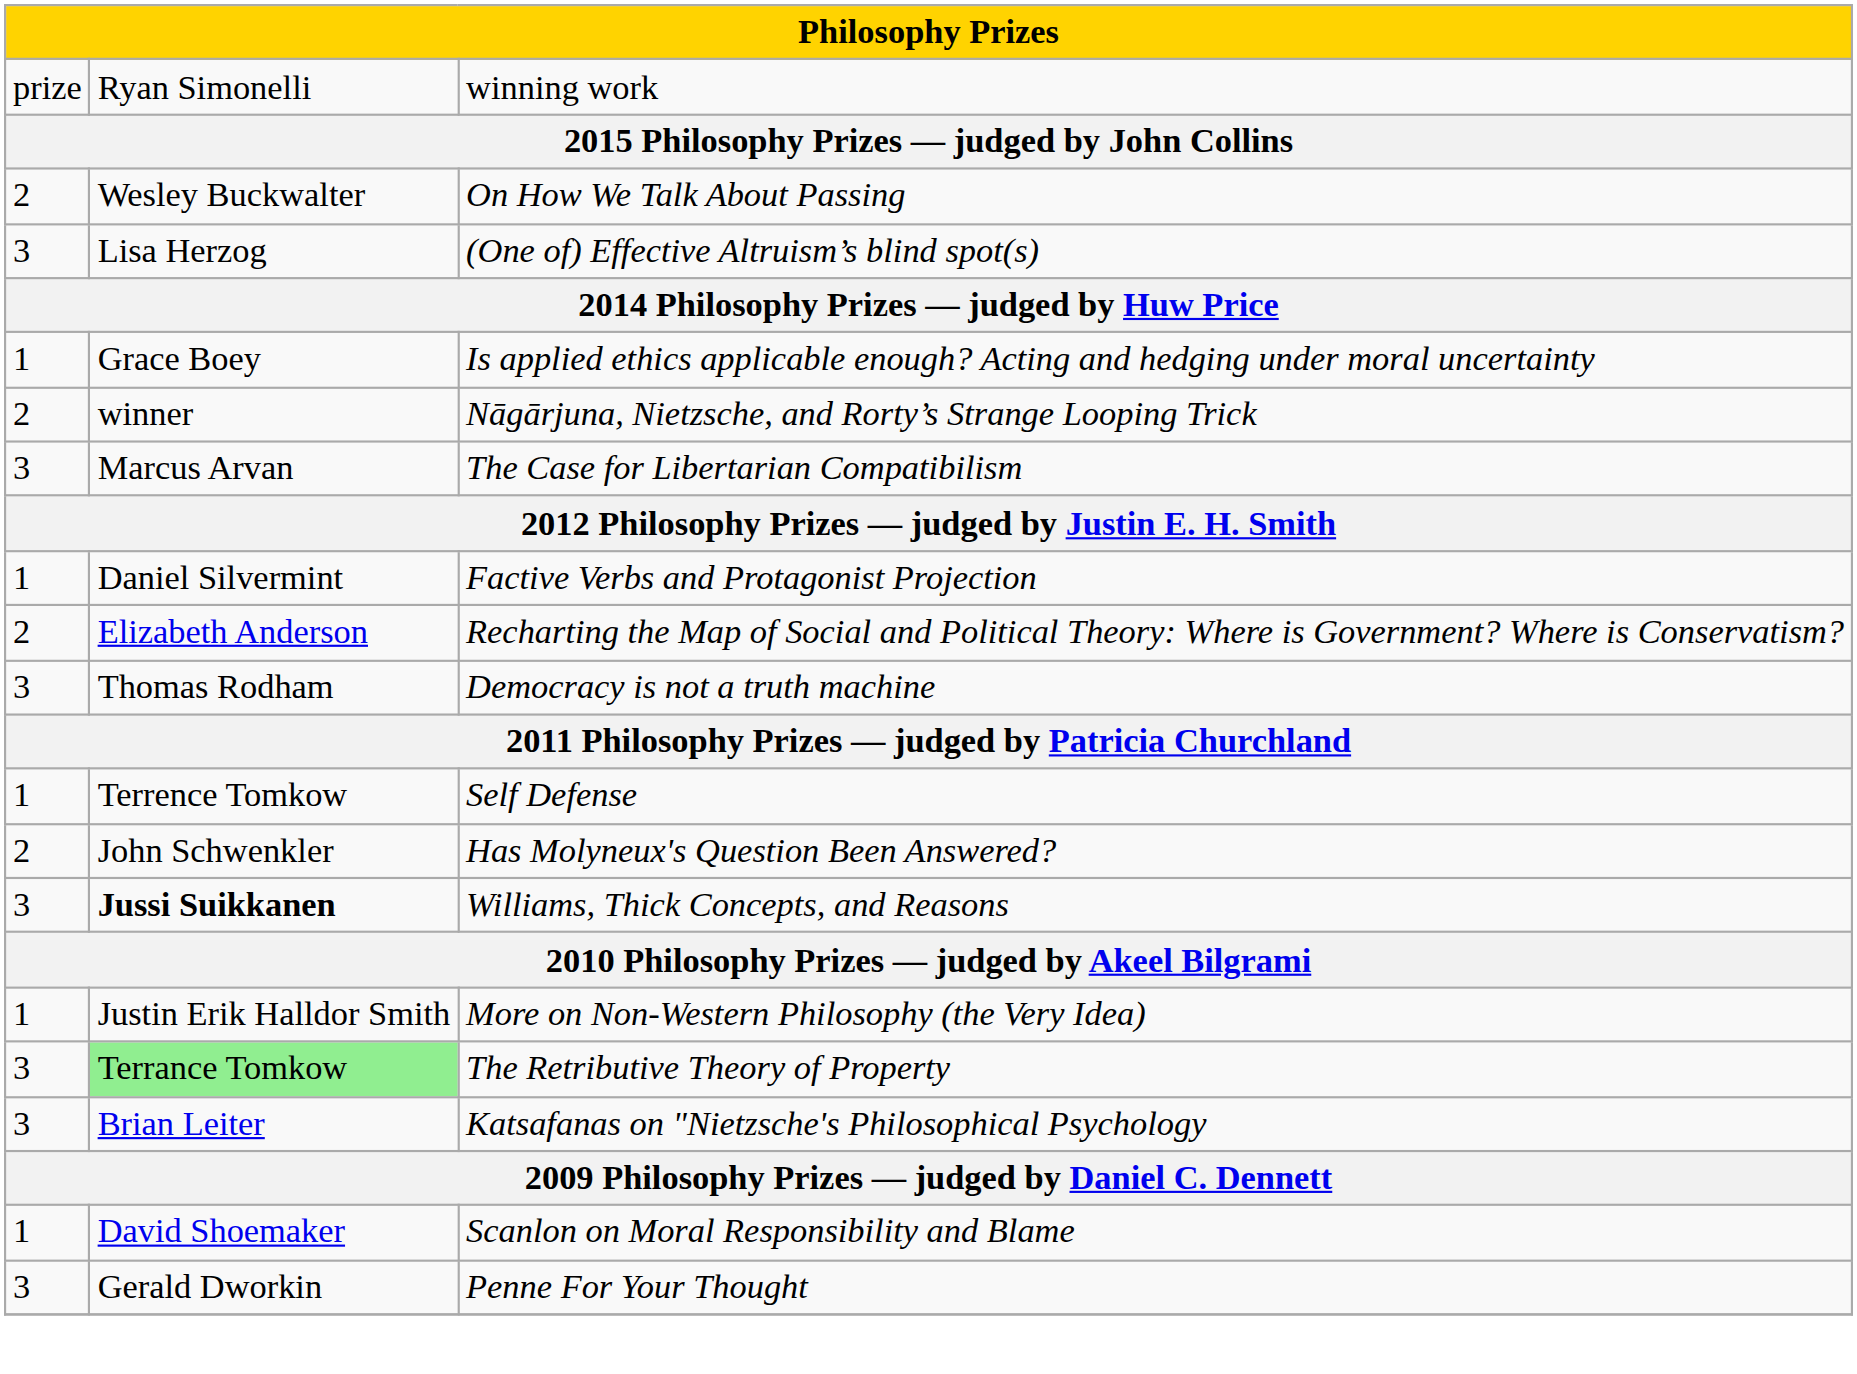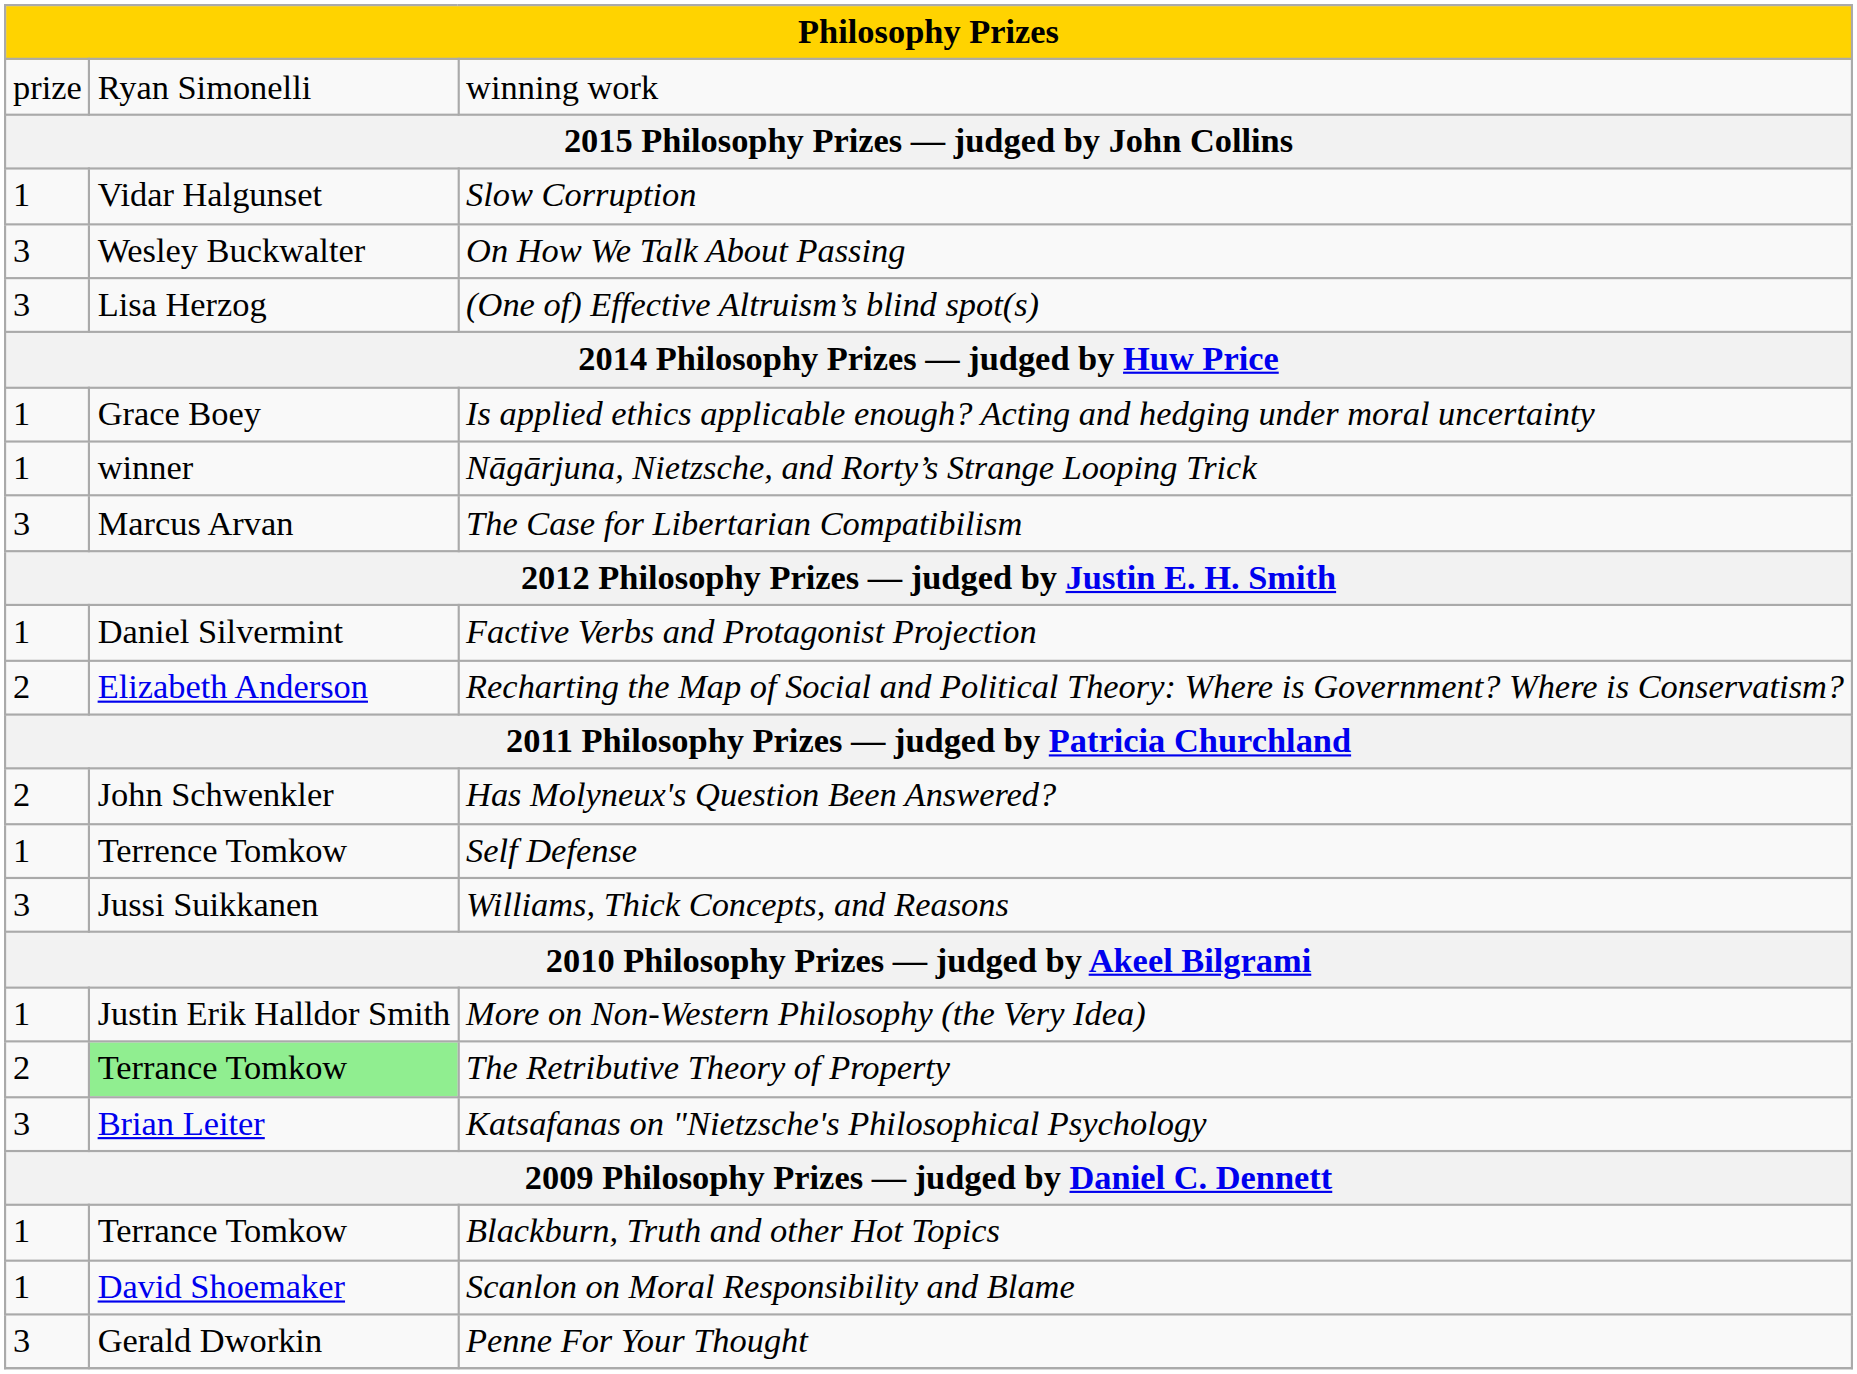+ row: (581, 195)
(22, 195) 2 -> (22, 250) 3
(22, 413) 2 -> (22, 468) 1
- row: (701, 686)
rows swapped: (552, 795) <-> (761, 850)
(217, 904) bold -> (208, 904) normal
(22, 1068) 3 -> (22, 1068) 2
+ row: (733, 1232)
